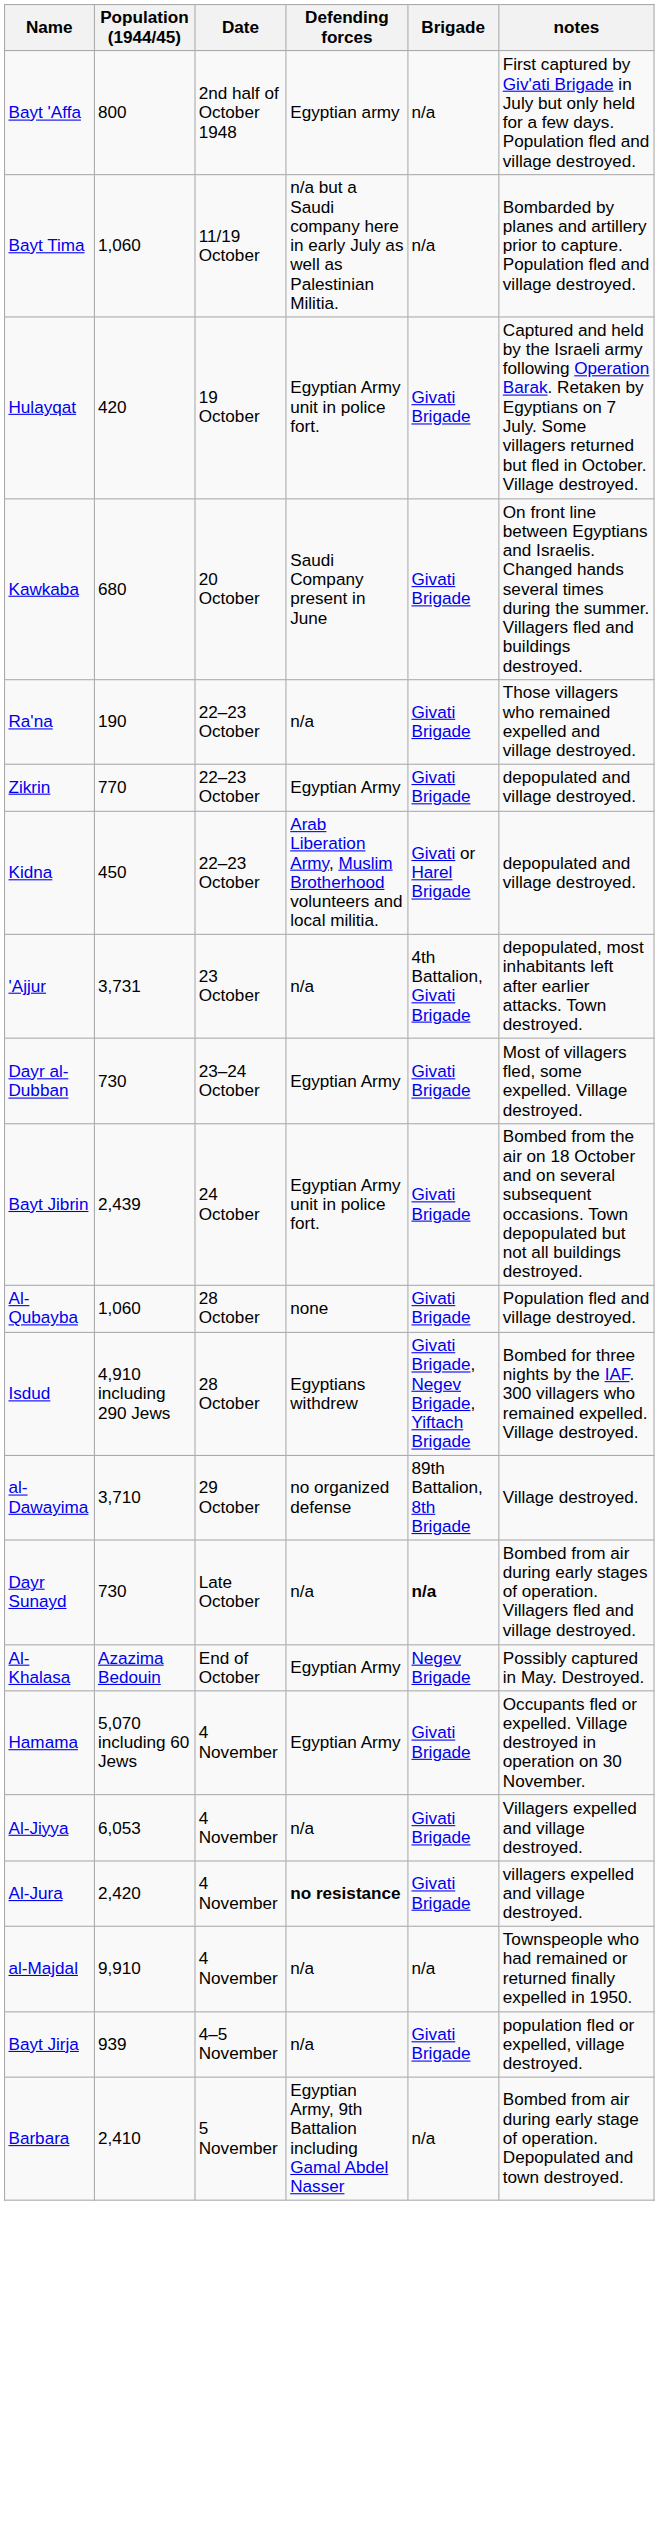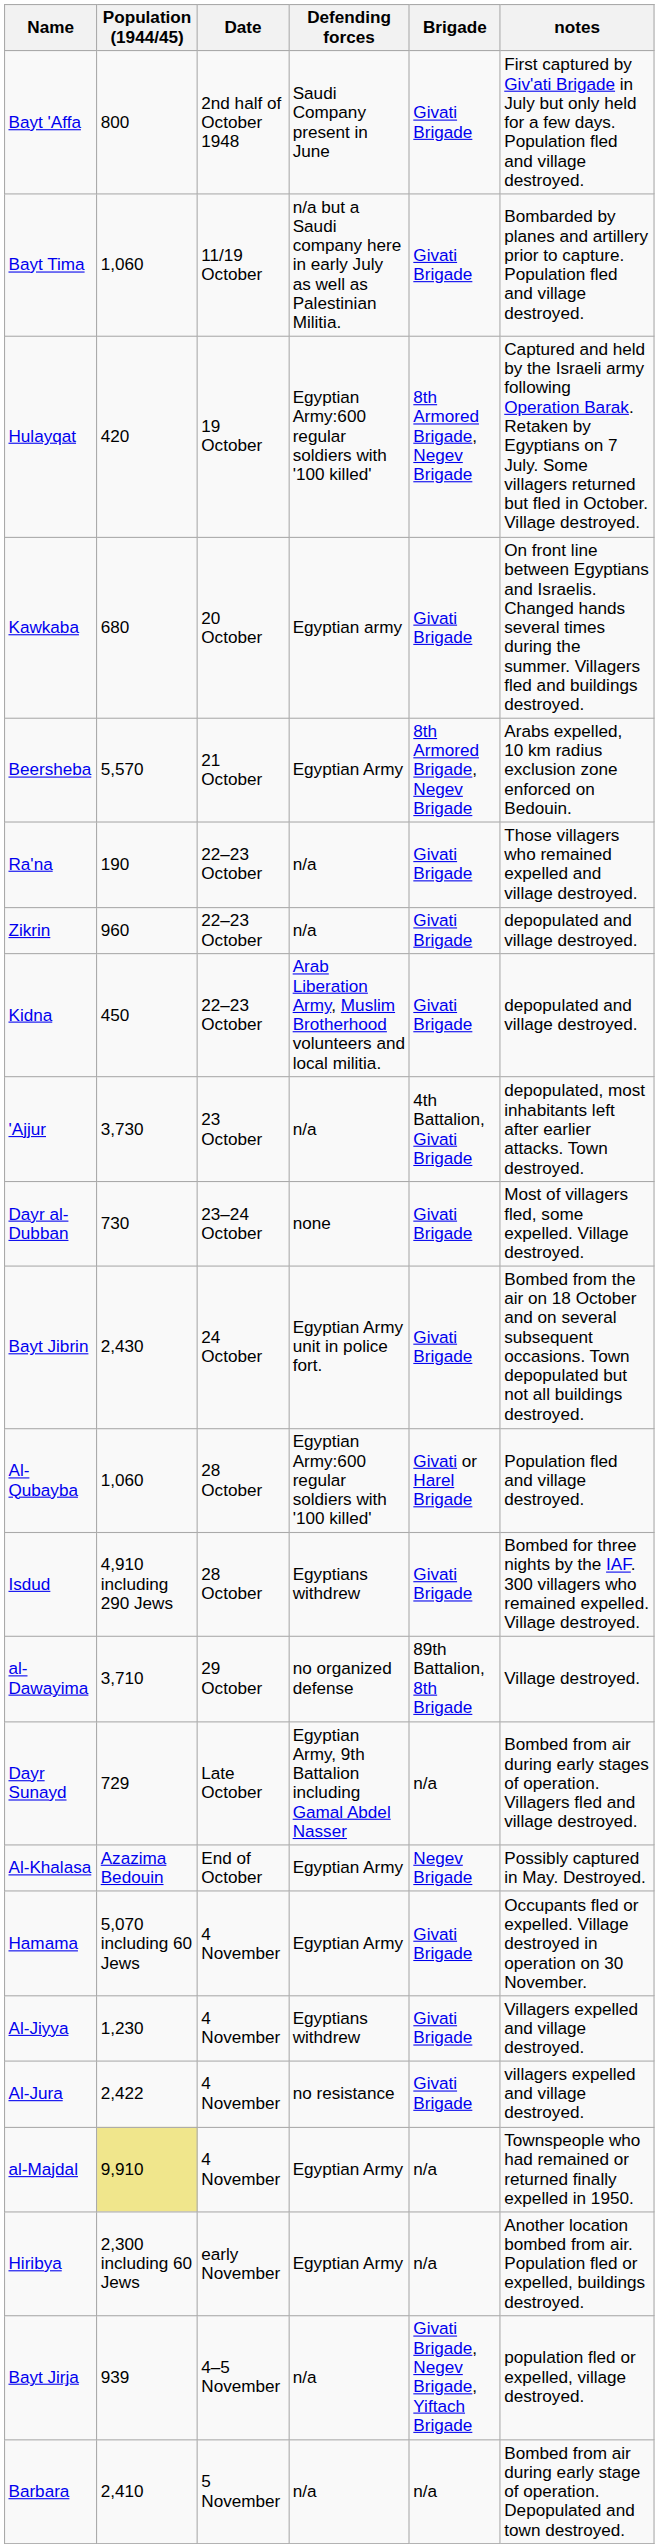(345, 112) Egyptian army -> (330, 122) Saudi Company present in June
(423, 112) n/a -> (443, 122) Givati Brigade
(423, 245) n/a -> (443, 264) Givati Brigade
(345, 407) Egyptian Army unit in police fort. -> (340, 436) Egyptian Army:600 regular soldiers with '100 killed'
(441, 407) Givati Brigade -> (446, 436) 8th Armored Brigade, Negev Brigade
(328, 588) Saudi Company present in June -> (347, 627) Egyptian army
+ row: (50, 770)
(112, 787) 770 -> (115, 930) 960
(345, 787) Egyptian Army -> (305, 930) n/a
(443, 872) Givati or Harel Brigade -> (443, 1015) Givati Brigade
(119, 986) 3,731 -> (122, 1129) 3,730
(345, 1080) Egyptian Army -> (312, 1223) none
(119, 1204) 2,439 -> (122, 1347) 2,430
(309, 1308) none -> (340, 1480) Egyptian Army:600 regular soldiers with '100 killed'
(441, 1308) Givati Brigade -> (445, 1480) Givati or Harel Brigade
(443, 1393) Givati Brigade, Negev Brigade, Yiftach Brigade -> (443, 1584) Givati Brigade
(112, 1592) 730 -> (115, 1783) 729
(302, 1592) n/a -> (342, 1783) Egyptian Army, 9th Battalion including Gamal Abdel Nasser
(424, 1592) bold -> (425, 1783) normal
(119, 1827) 6,053 -> (122, 2028) 1,230
(302, 1827) n/a -> (330, 2028) Egyptians withdrew
(119, 1893) 2,420 -> (122, 2094) 2,422
(345, 1893) bold -> (344, 2094) normal
(119, 1968) no background -> (122, 2169) khaki background
(302, 1968) n/a -> (348, 2169) Egyptian Army
+ row: (35, 2263)
(441, 2044) Givati Brigade -> (445, 2377) Givati Brigade, Negev Brigade, Yiftach Brigade
(339, 2138) Egyptian Army, 9th Battalion including Gamal Abdel Nasser -> (305, 2491) n/a
